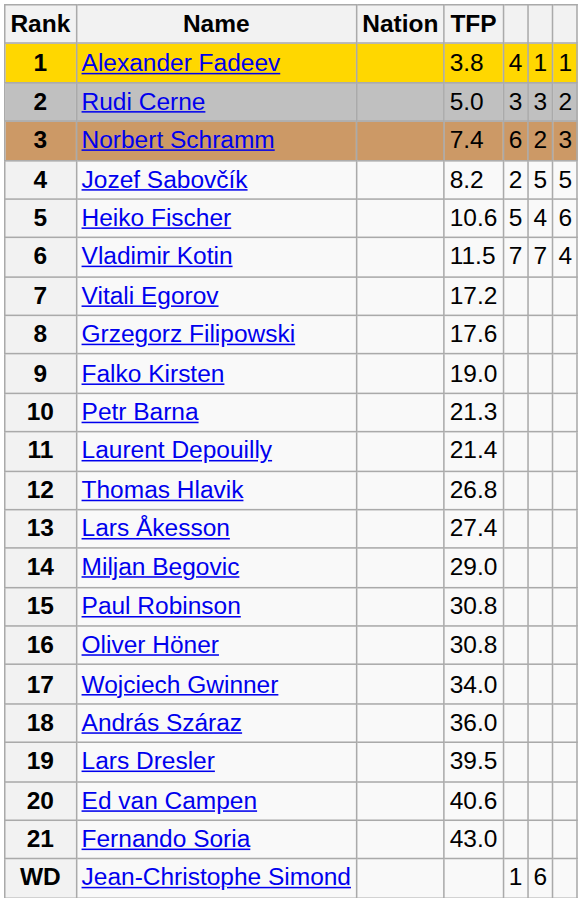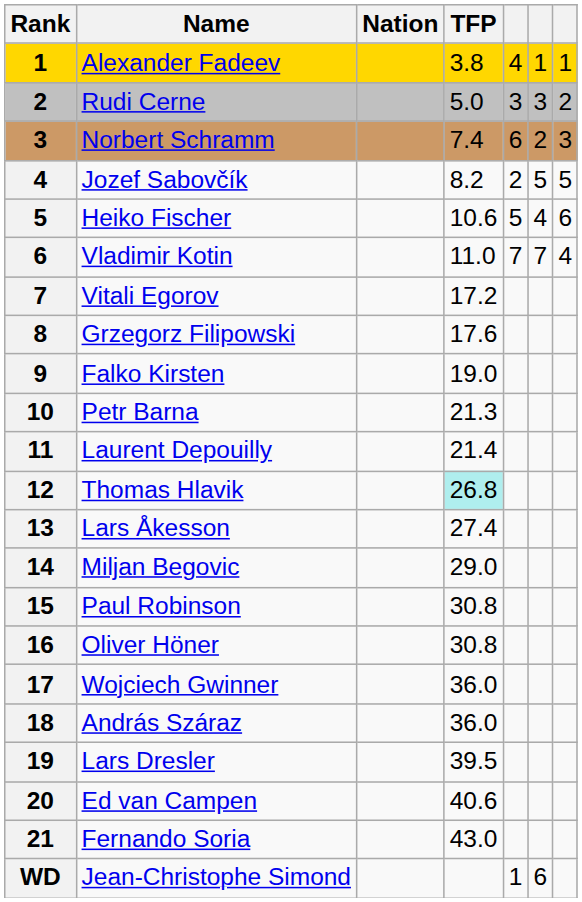(473, 256) 11.5 -> (473, 256) 11.0
(474, 489) no background -> (474, 489) paleturquoise background
(474, 683) 34.0 -> (474, 683) 36.0
